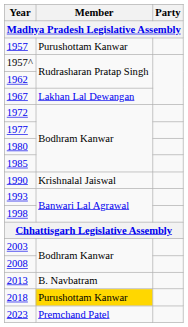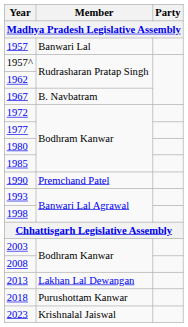(83, 46) Purushottam Kanwar -> (64, 46) Banwari Lal
(86, 96) Lakhan Lal Dewangan -> (68, 96) B. Navbatram
(77, 180) Krishnalal Jaiswal -> (74, 180) Premchand Patel
(68, 280) B. Navbatram -> (86, 280) Lakhan Lal Dewangan
(83, 297) gold background -> (83, 297) no background
(74, 314) Premchand Patel -> (77, 314) Krishnalal Jaiswal
